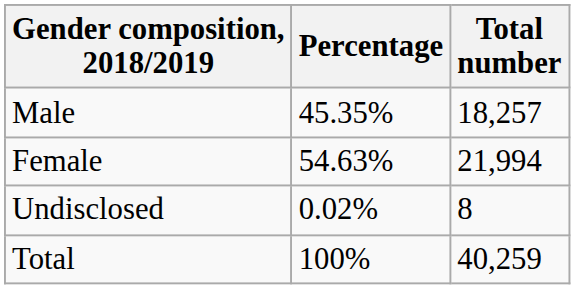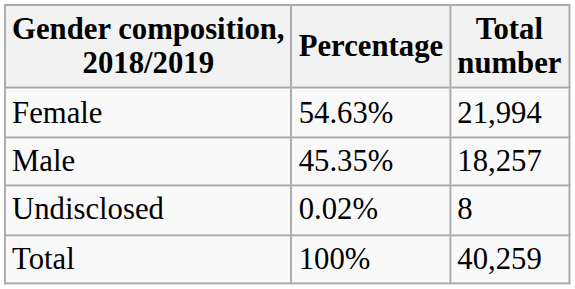rows swapped: (57, 160) <-> (44, 112)
